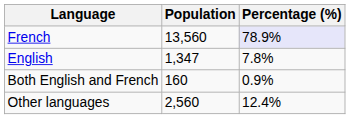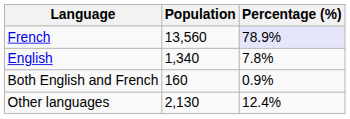(182, 59) 1,347 -> (182, 59) 1,340
(182, 102) 2,560 -> (182, 102) 2,130
